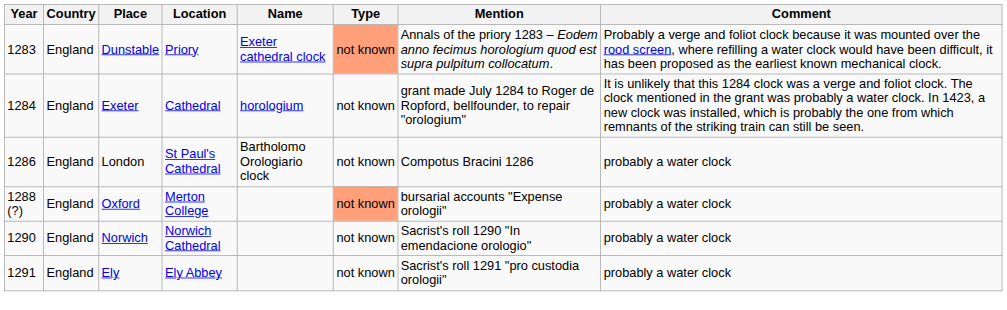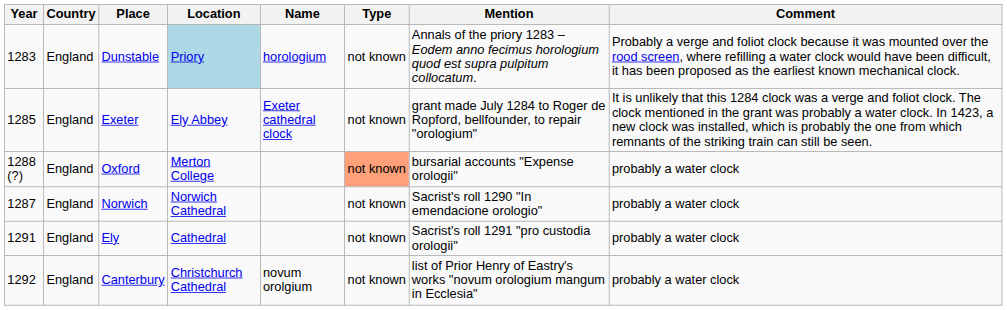(182, 49) no background -> (187, 56) lightblue background
(283, 49) Exeter cathedral clock -> (295, 56) horologium
(366, 49) lightsalmon background -> (377, 56) no background
(22, 105) 1284 -> (22, 120) 1285
(193, 105) Cathedral -> (199, 120) Ely Abbey
(272, 105) horologium -> (289, 120) Exeter cathedral clock
- row: (123, 161)
(22, 238) 1290 -> (22, 203) 1287
(194, 273) Ely Abbey -> (198, 238) Cathedral
+ row: (133, 280)
